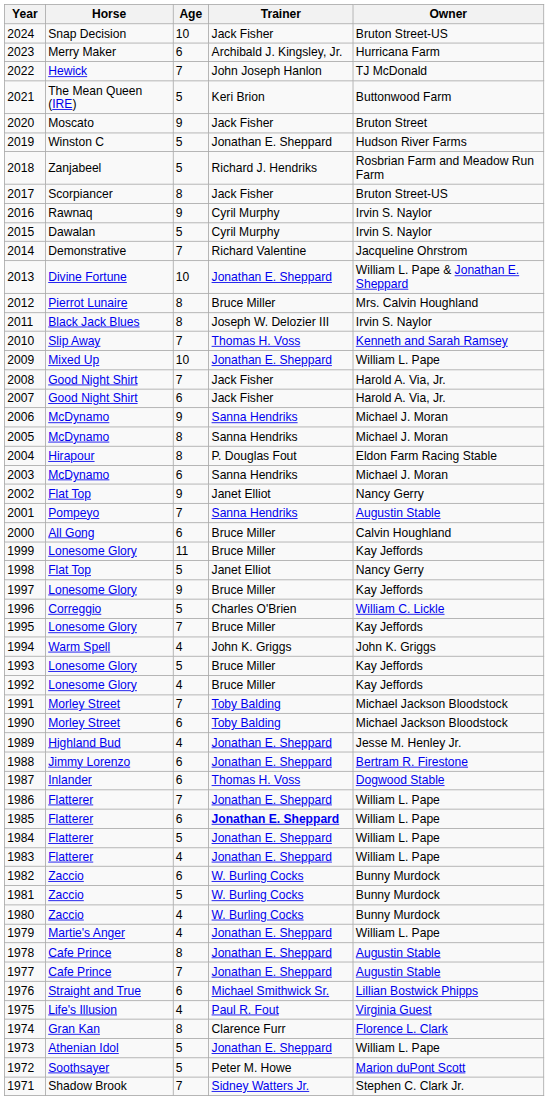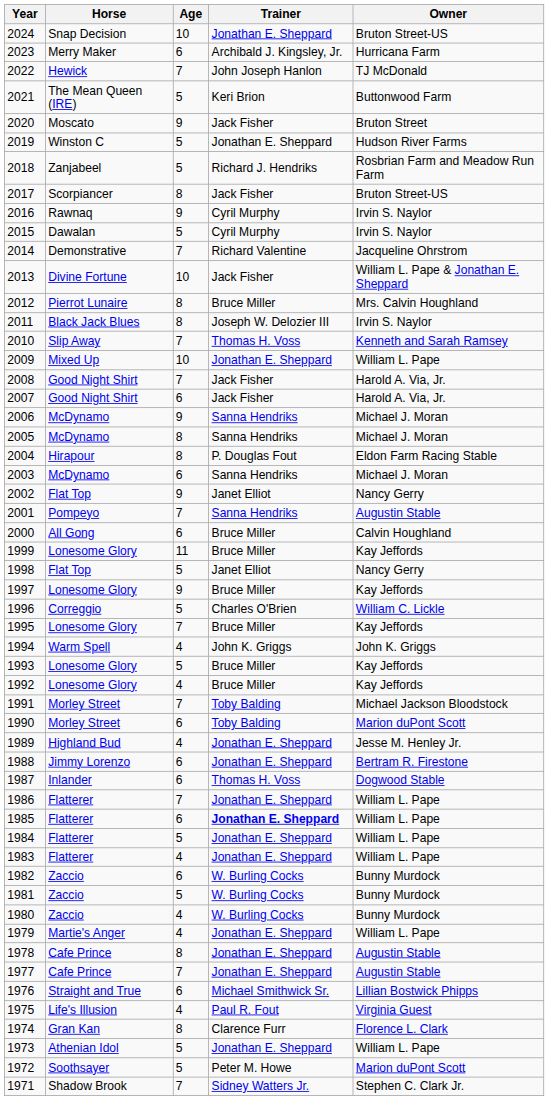(242, 33) Jack Fisher -> (272, 33) Jonathan E. Sheppard
(272, 277) Jonathan E. Sheppard -> (242, 277) Jack Fisher
(432, 724) Michael Jackson Bloodstock -> (411, 724) Marion duPont Scott
